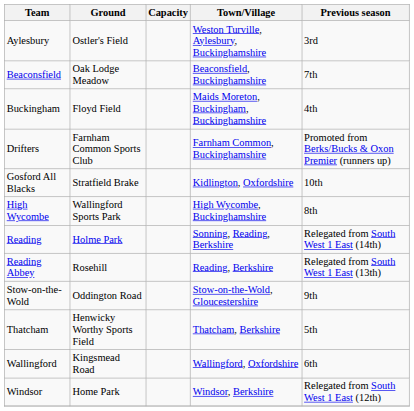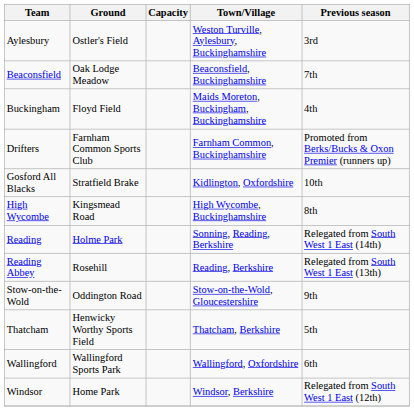(98, 211) Wallingford Sports Park -> (96, 211) Kingsmead Road
(96, 363) Kingsmead Road -> (98, 363) Wallingford Sports Park
